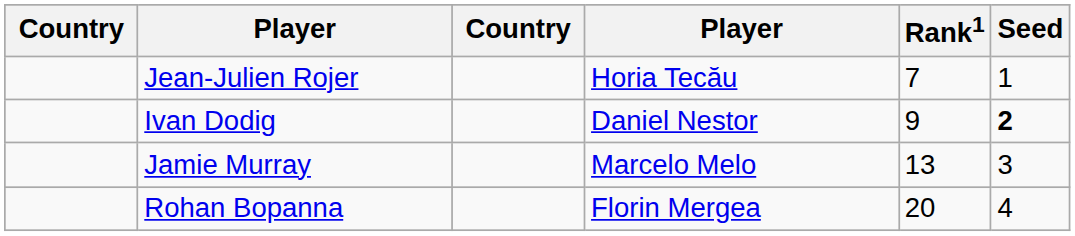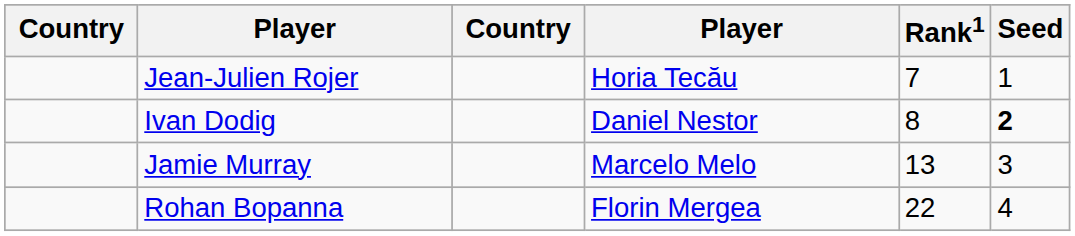(912, 121) 9 -> (912, 121) 8
(920, 208) 20 -> (920, 208) 22
